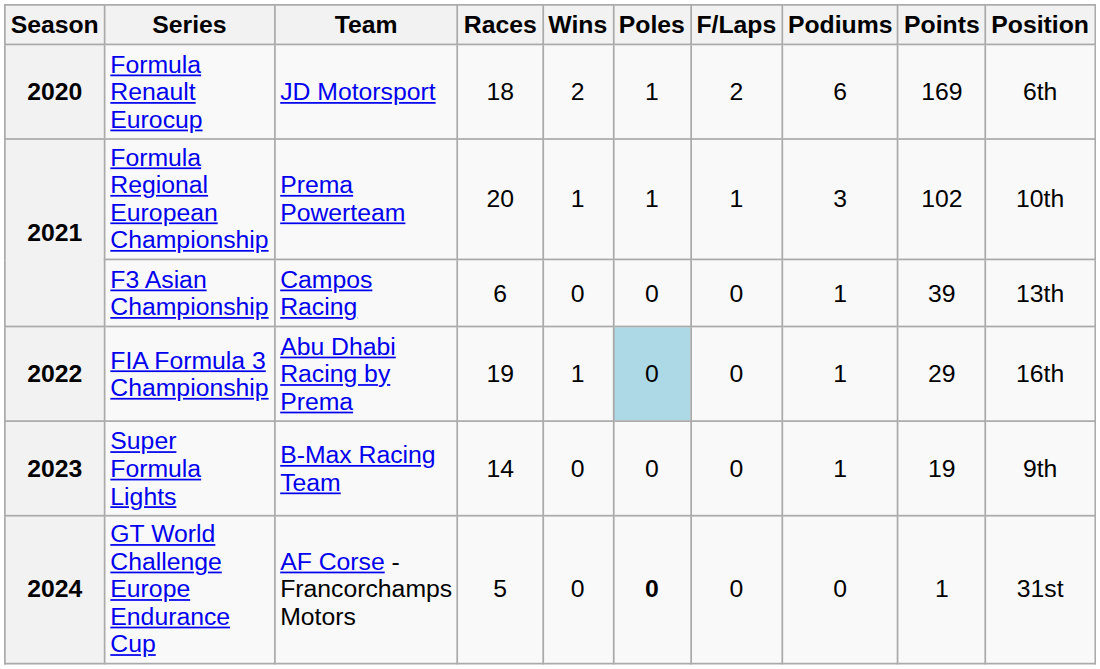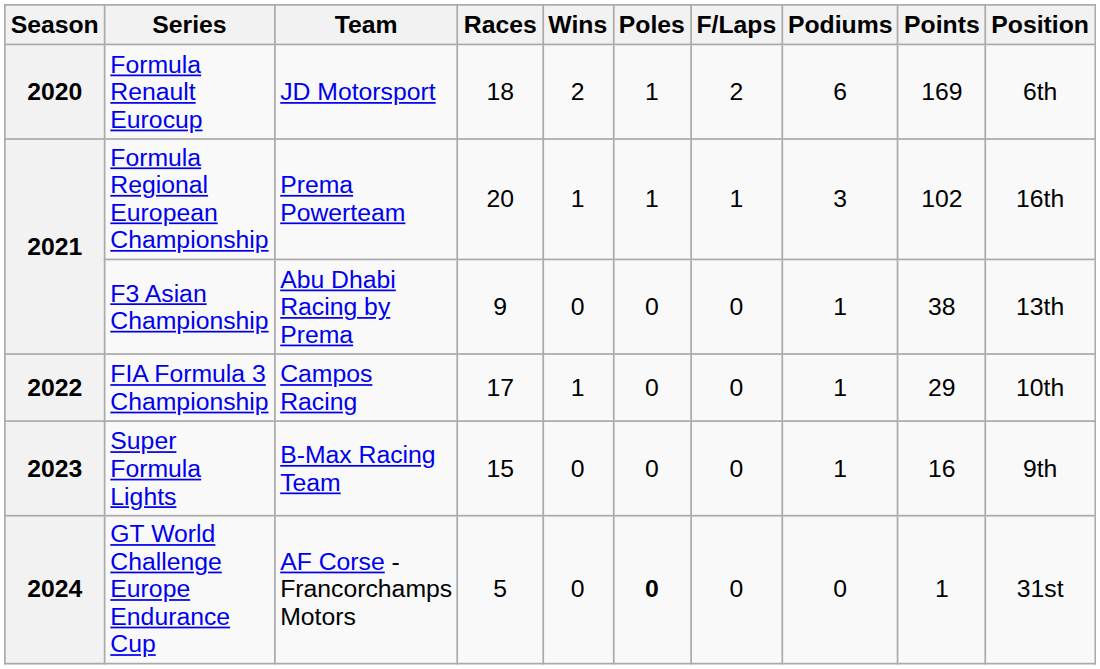(1040, 199) 10th -> (1040, 199) 16th
(326, 294) Campos Racing -> (338, 307) Abu Dhabi Racing by Prema
(500, 294) 6 -> (500, 307) 9
(942, 294) 39 -> (942, 307) 38
(338, 374) Abu Dhabi Racing by Prema -> (326, 388) Campos Racing
(500, 374) 19 -> (500, 388) 17
(652, 374) lightblue background -> (652, 388) no background
(1040, 374) 16th -> (1040, 388) 10th
(500, 468) 14 -> (500, 468) 15
(942, 468) 19 -> (942, 468) 16
